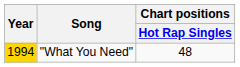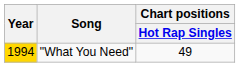(185, 52) 48 -> (185, 52) 49
